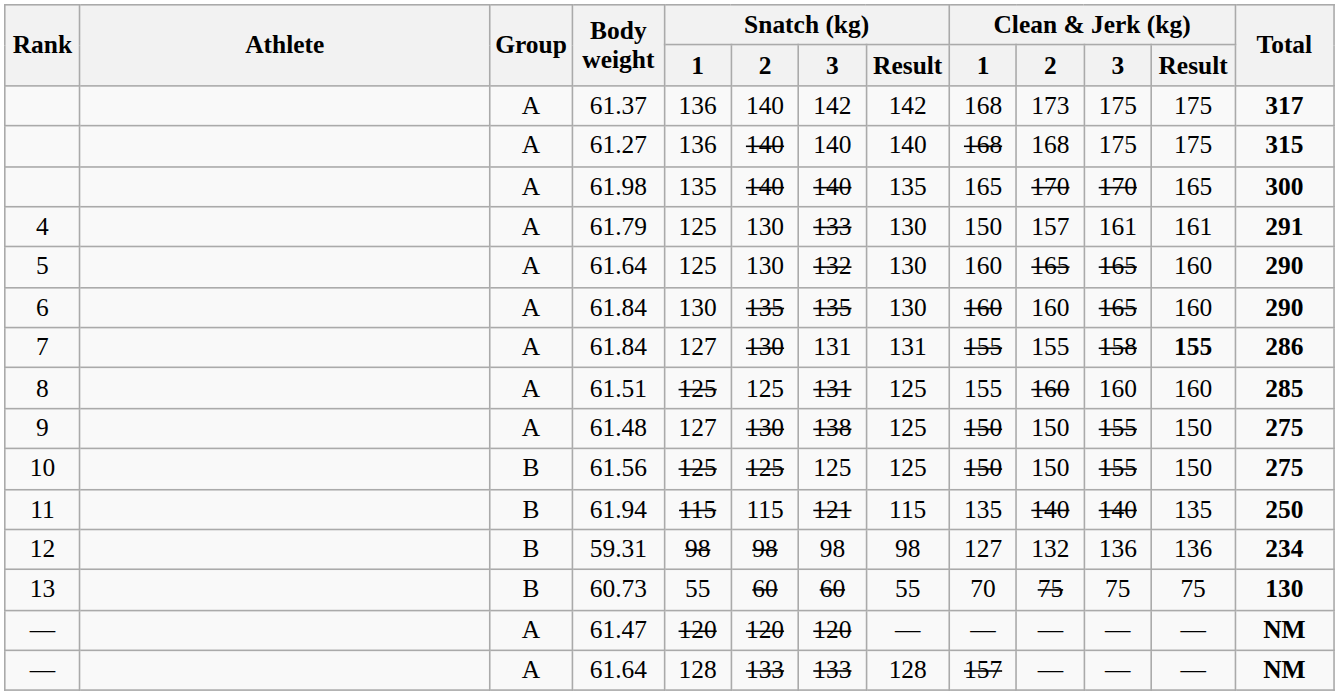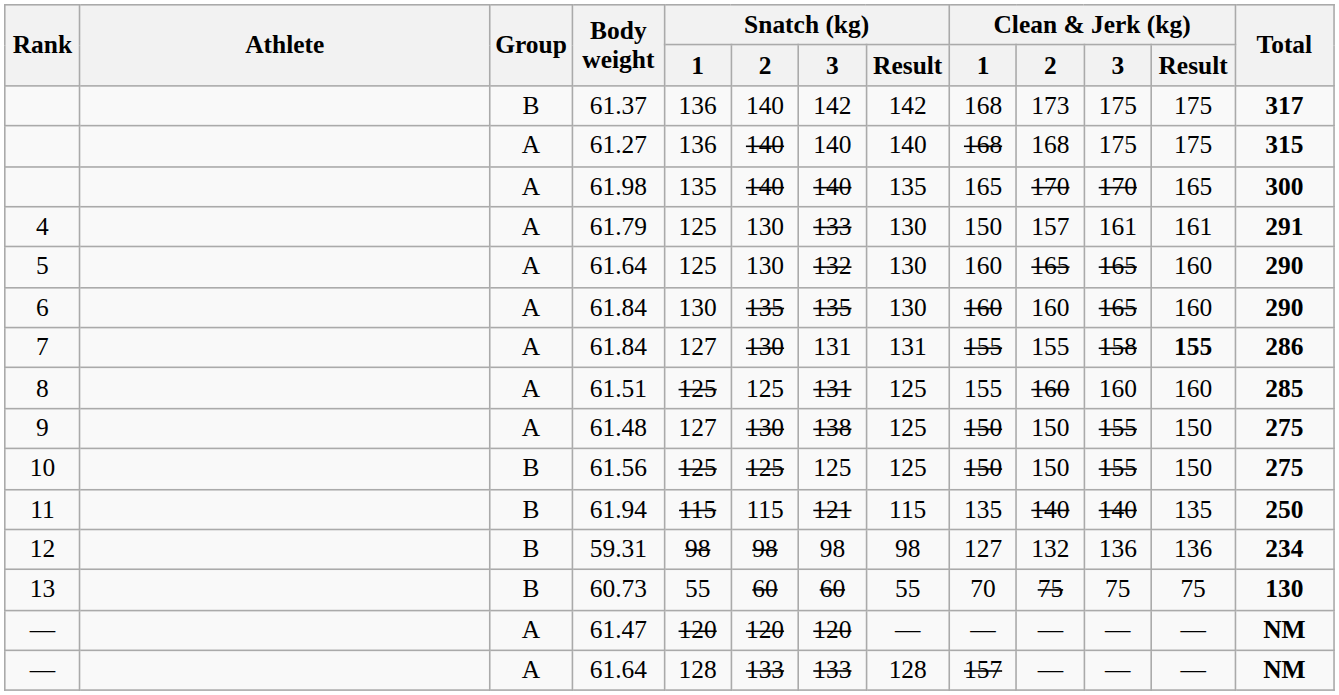(531, 105) A -> (531, 105) B
